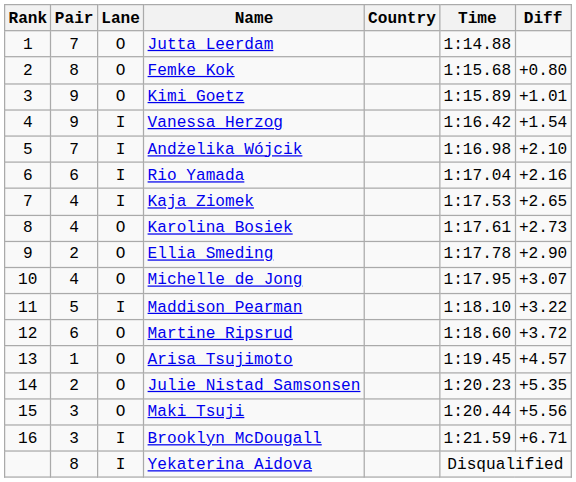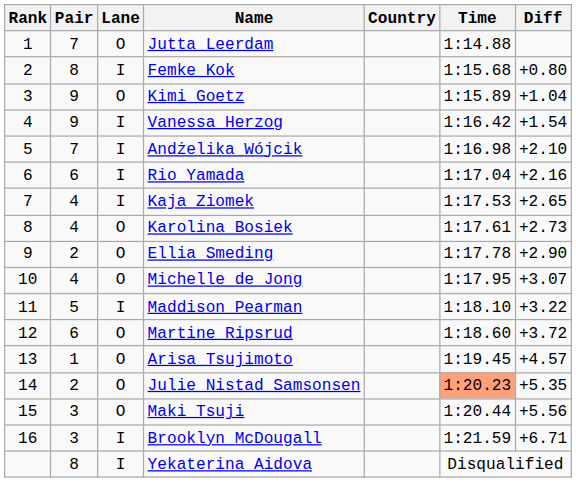(121, 70) O -> (121, 70) I
(543, 97) +1.01 -> (543, 97) +1.04
(477, 386) no background -> (477, 386) lightsalmon background
